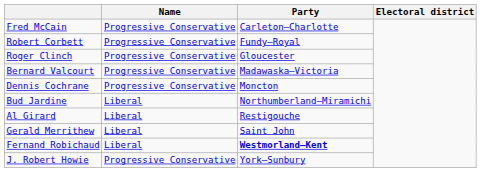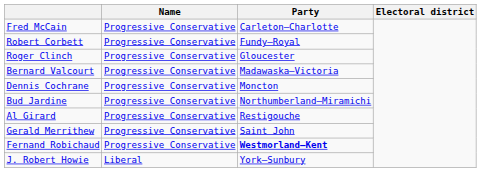(123, 101) Liberal -> (170, 101) Progressive Conservative
(123, 116) Liberal -> (170, 116) Progressive Conservative
(123, 130) Liberal -> (170, 130) Progressive Conservative
(123, 145) Liberal -> (170, 145) Progressive Conservative
(170, 160) Progressive Conservative -> (123, 160) Liberal
